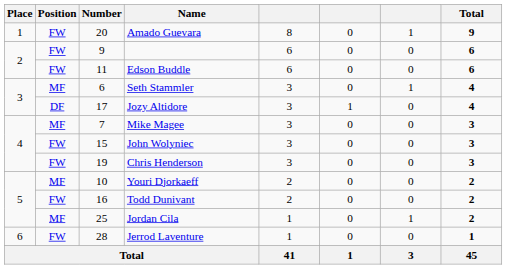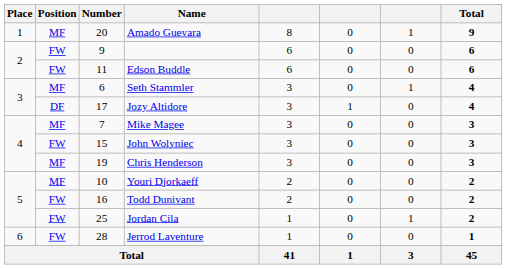(57, 32) FW -> (57, 32) MF
(57, 162) FW -> (57, 162) MF
(57, 217) MF -> (57, 217) FW
